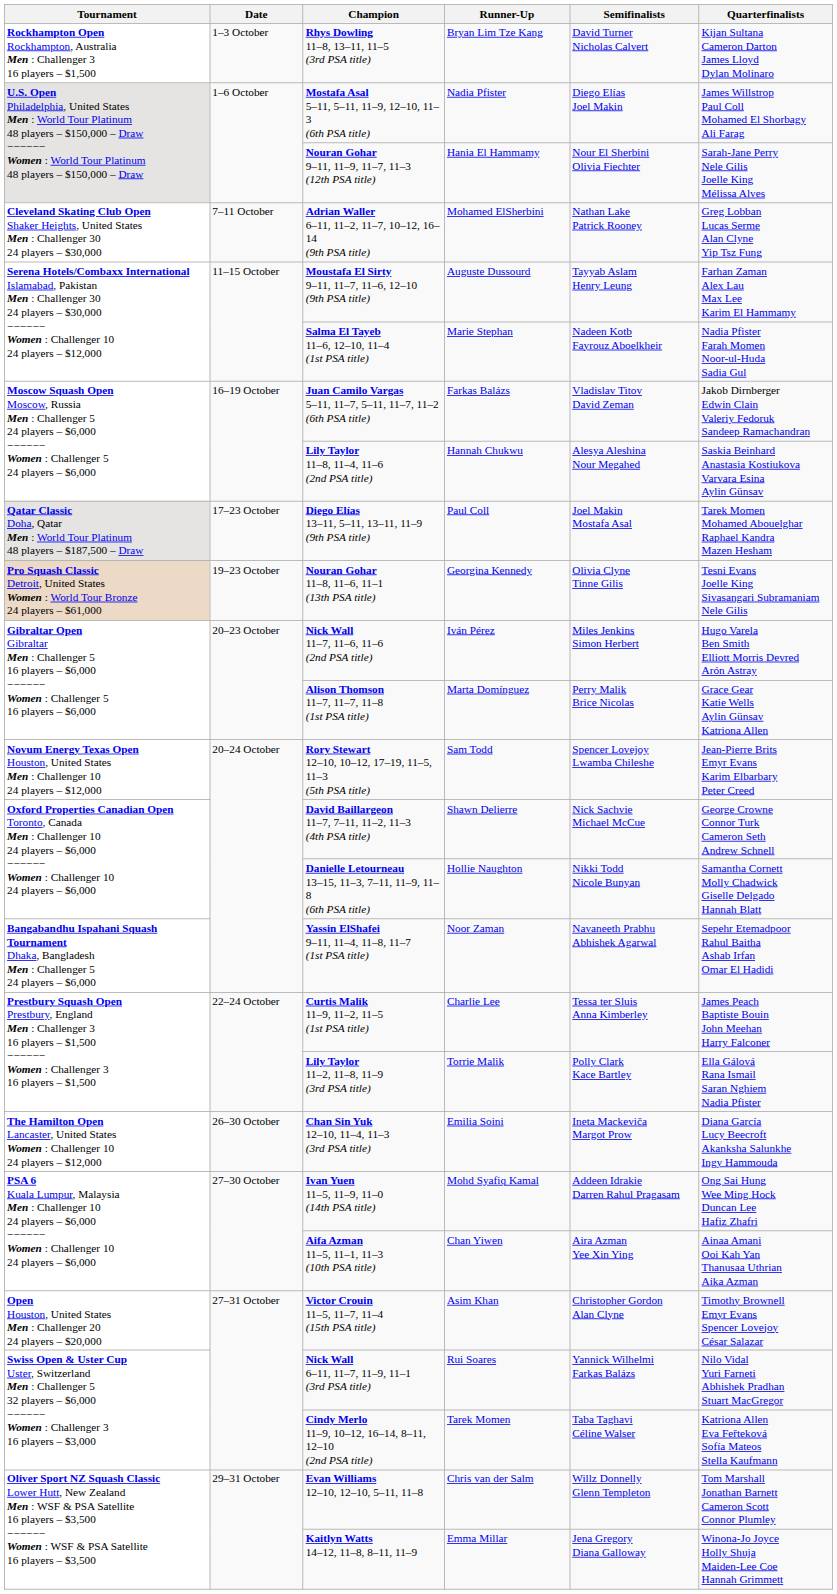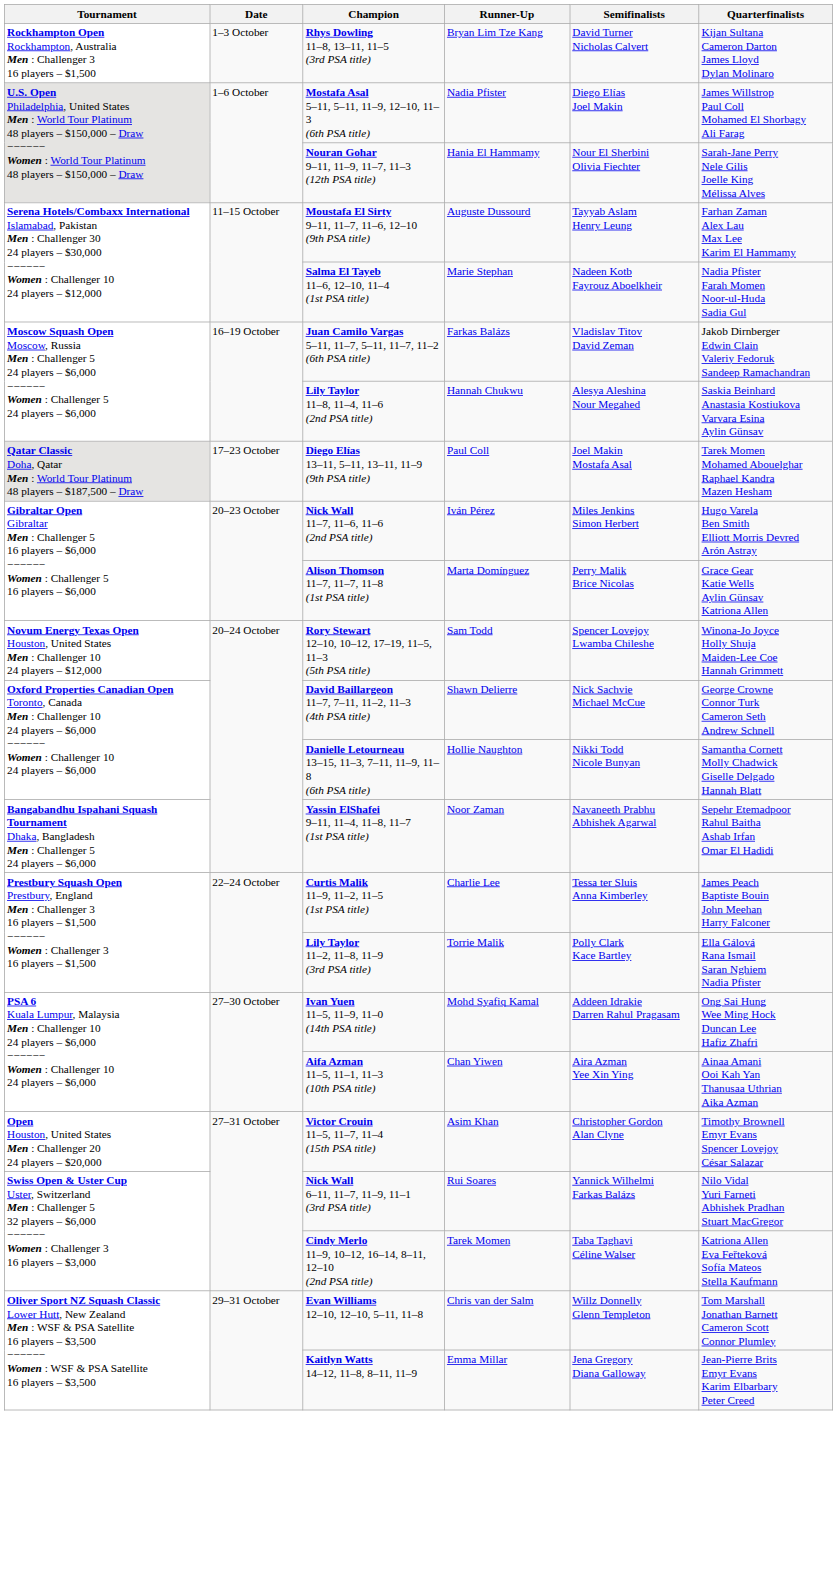- row: (373, 232)
- row: (344, 583)
(740, 769) Jean-Pierre Brits Emyr Evans Karim Elbarbary Peter Creed -> (742, 650) Winona-Jo Joyce Holly Shuja Maiden-Lee Coe Hannah Grimmett
- row: (347, 1134)
(742, 1559) Winona-Jo Joyce Holly Shuja Maiden-Lee Coe Hannah Grimmett -> (740, 1380) Jean-Pierre Brits Emyr Evans Karim Elbarbary Peter Creed
